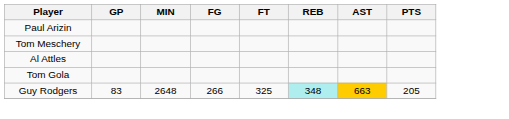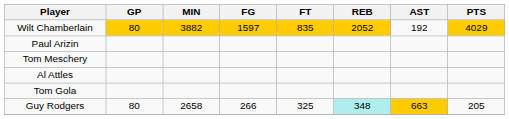+ row: (55, 28)
(116, 91) 83 -> (134, 106) 80
(166, 91) 2648 -> (191, 106) 2658
